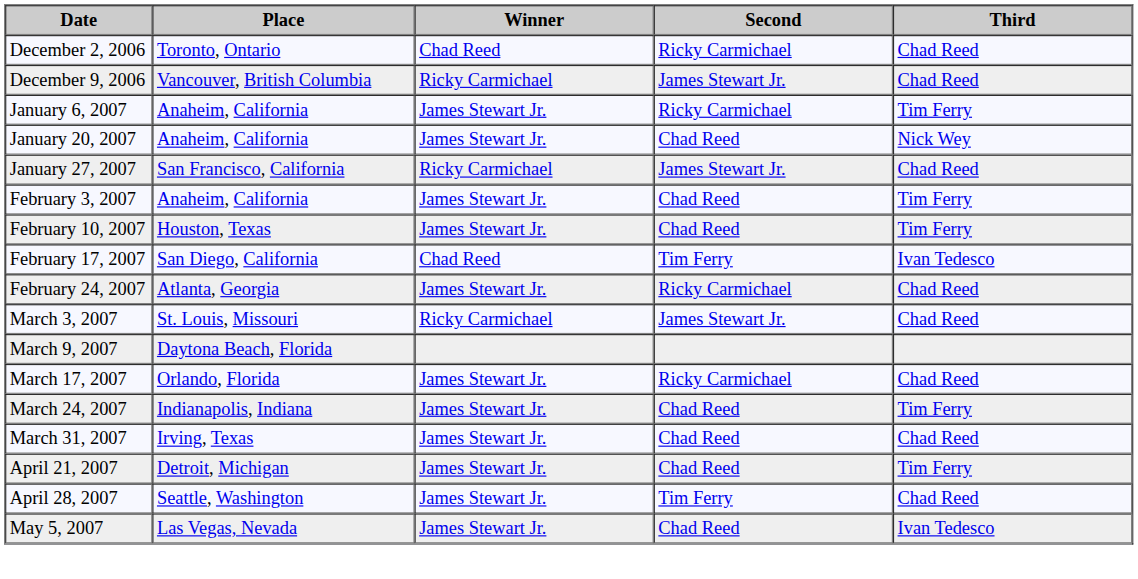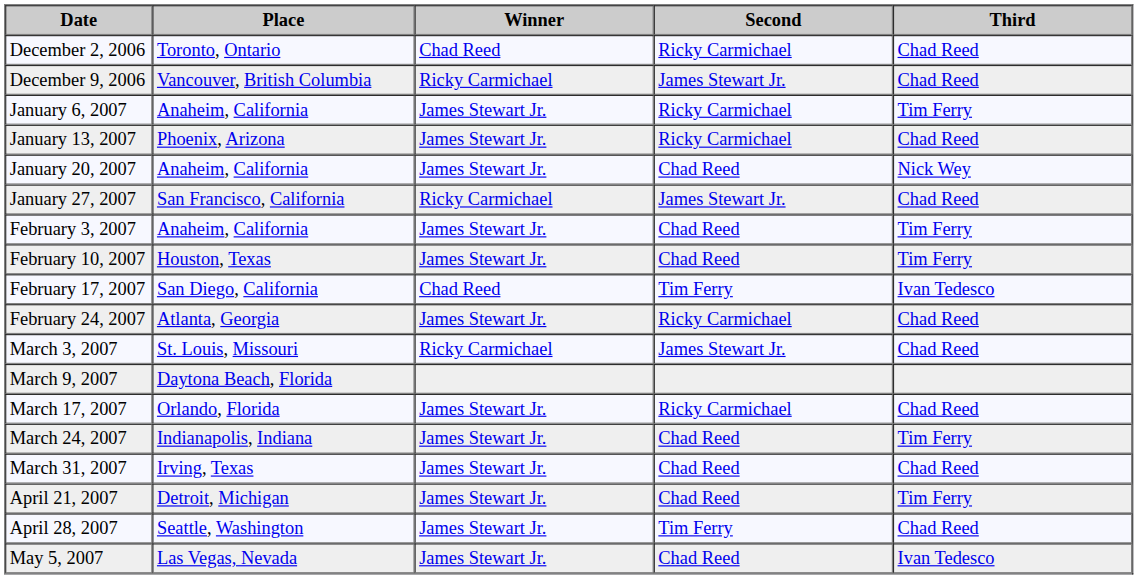+ row: (73, 139)
